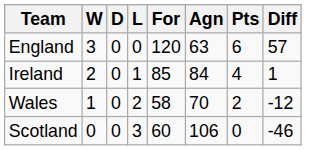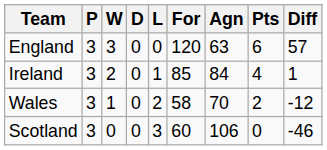+ column: (92, 19)
